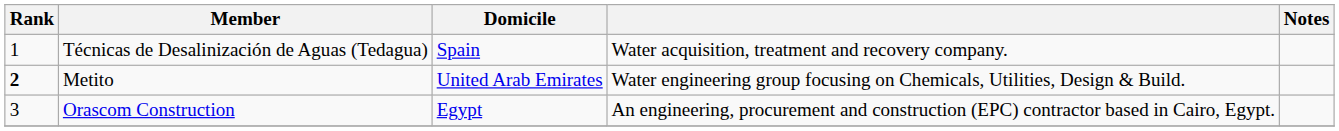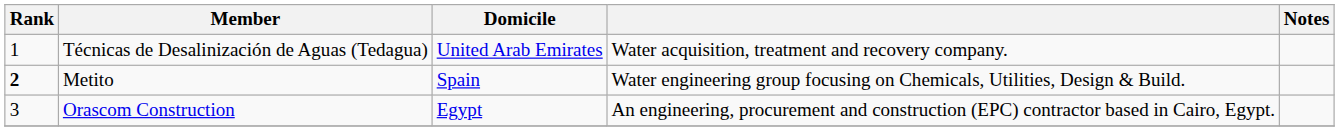(458, 49) Spain -> (520, 49) United Arab Emirates
(520, 79) United Arab Emirates -> (458, 79) Spain
